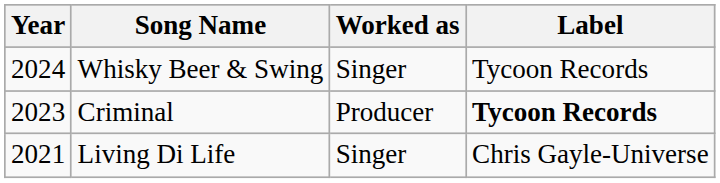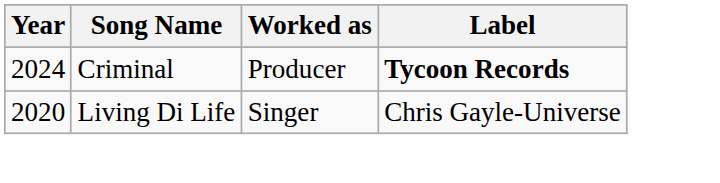- row: (200, 68)
(38, 111) 2023 -> (38, 68) 2024
(38, 154) 2021 -> (38, 111) 2020
